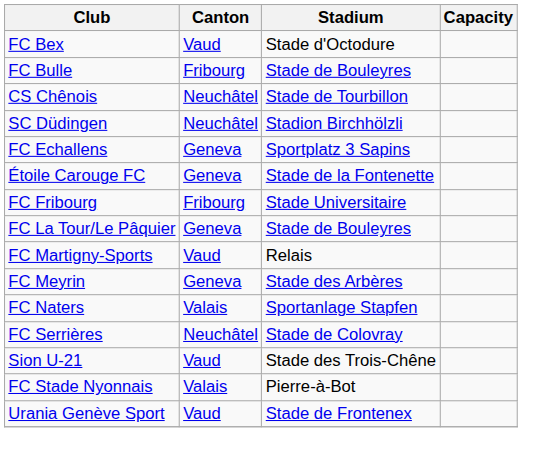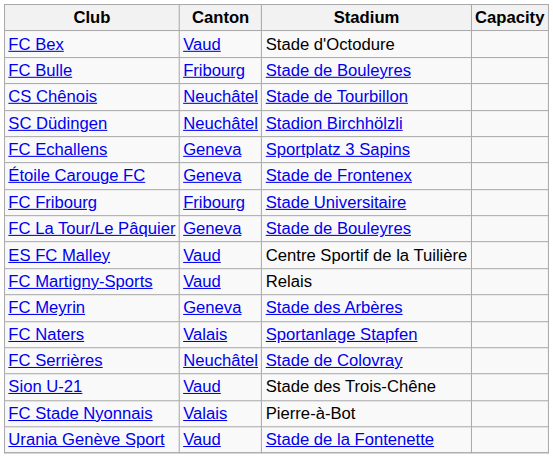(350, 176) Stade de la Fontenette -> (339, 176) Stade de Frontenex
+ row: (59, 255)
(339, 413) Stade de Frontenex -> (350, 439) Stade de la Fontenette
